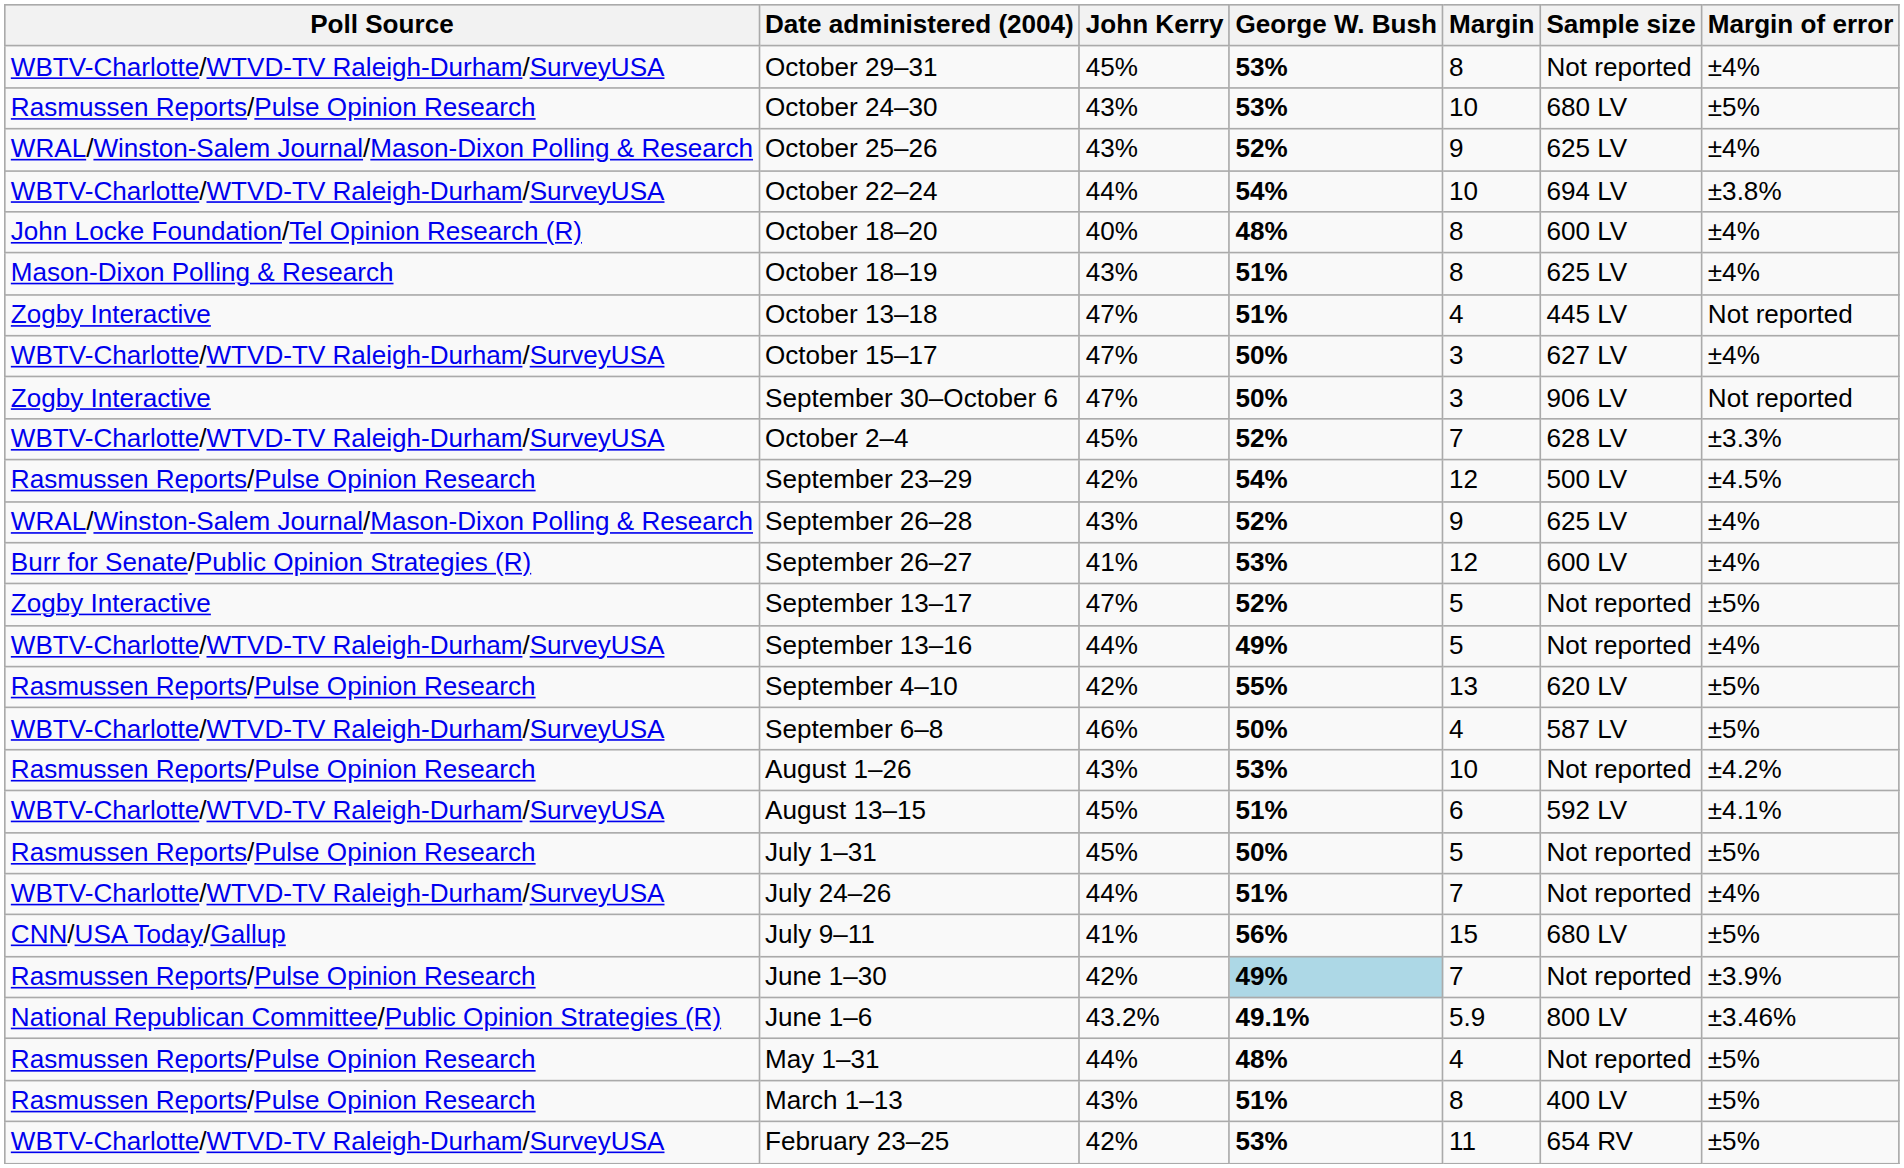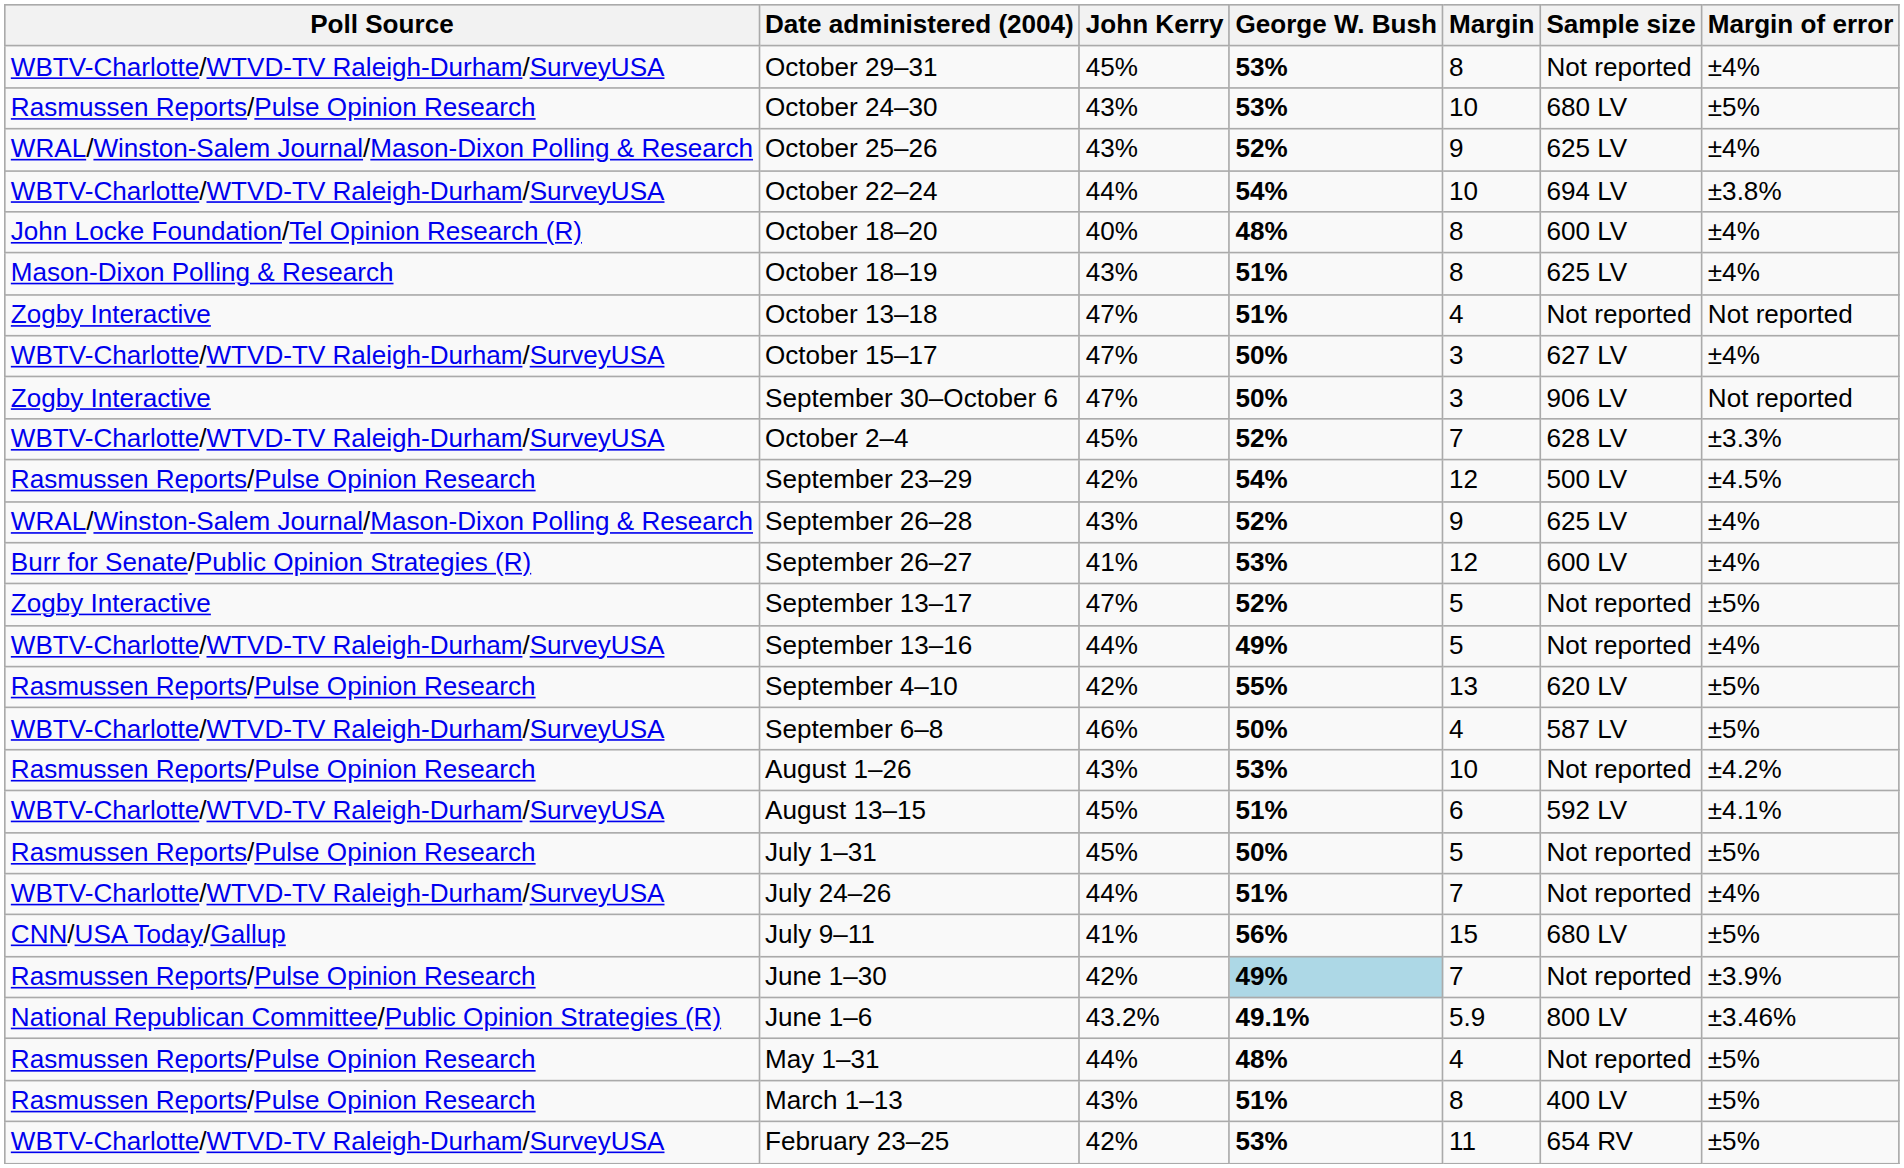(1587, 314) 445 LV -> (1619, 314) Not reported
